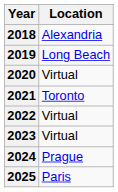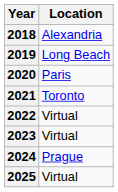(60, 75) Virtual -> (56, 75) Paris
(56, 177) Paris -> (60, 177) Virtual
